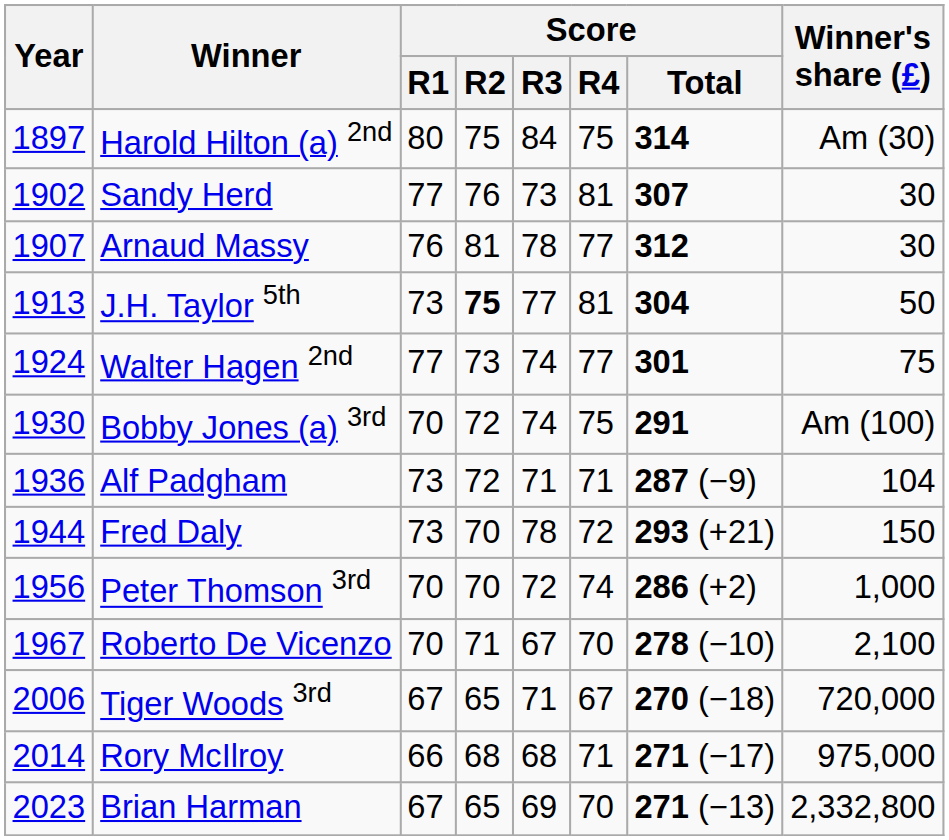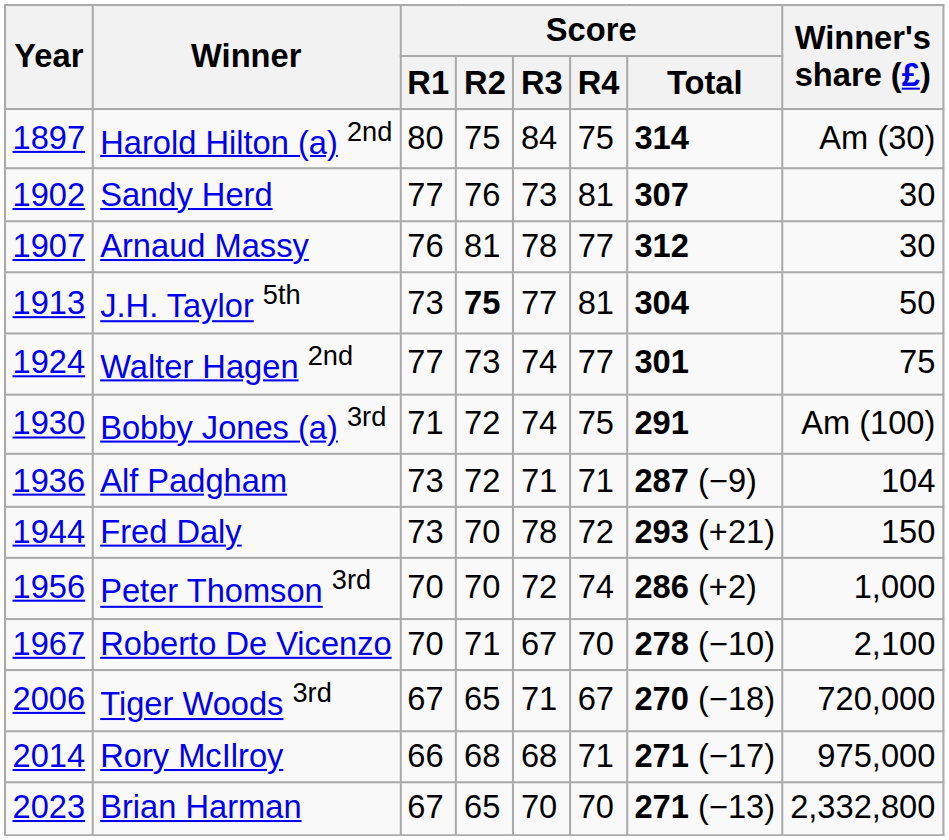(425, 423) 70 -> (425, 423) 71
(539, 808) 69 -> (539, 808) 70
